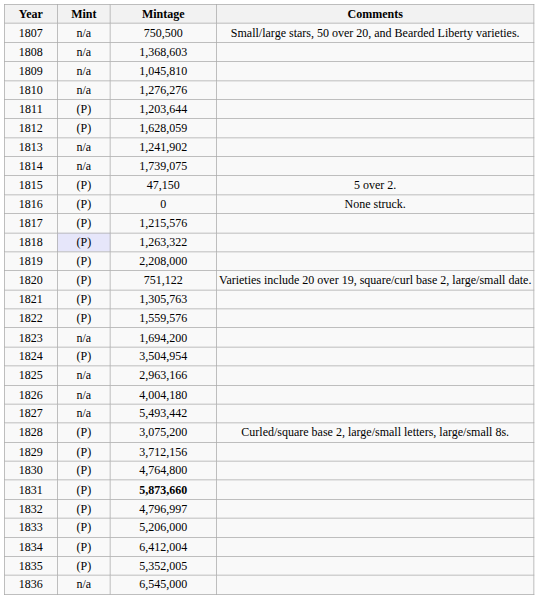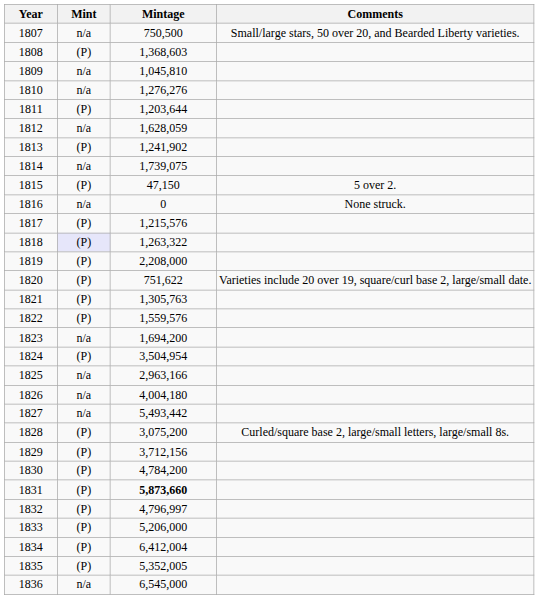(84, 52) n/a -> (84, 52) (P)
(84, 128) (P) -> (84, 128) n/a
(84, 147) n/a -> (84, 147) (P)
(84, 204) (P) -> (84, 204) n/a
(163, 280) 751,122 -> (163, 280) 751,622
(163, 470) 4,764,800 -> (163, 470) 4,784,200
